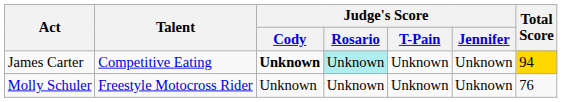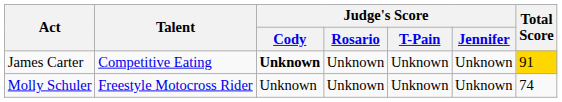(356, 62) paleturquoise background -> (356, 62) no background
(527, 62) 94 -> (527, 62) 91
(527, 85) 76 -> (527, 85) 74
